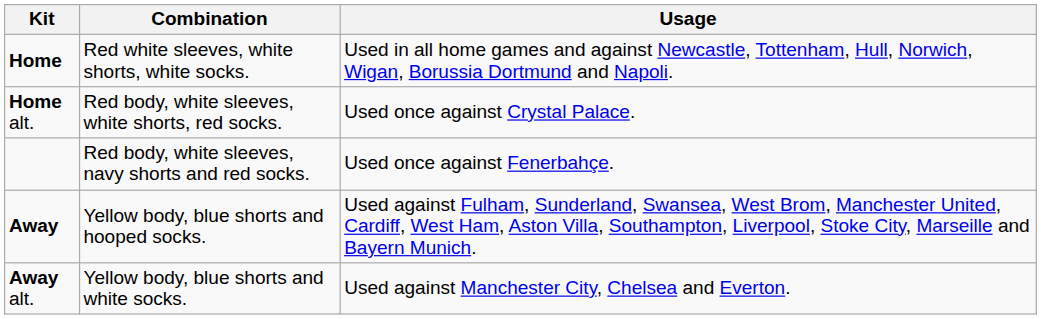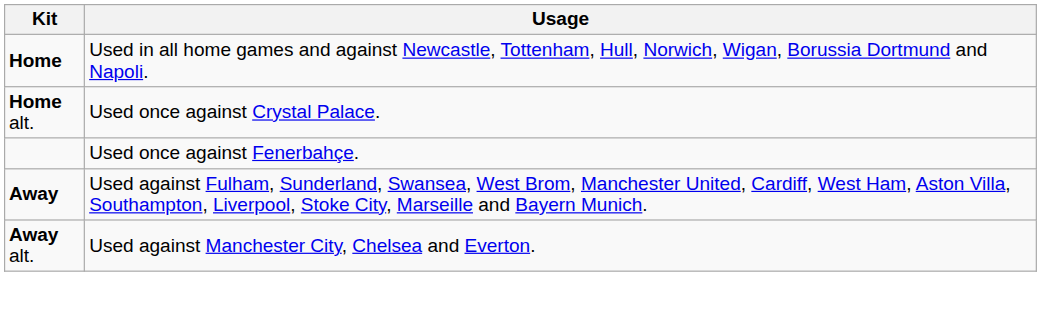- column: (209, 19)
